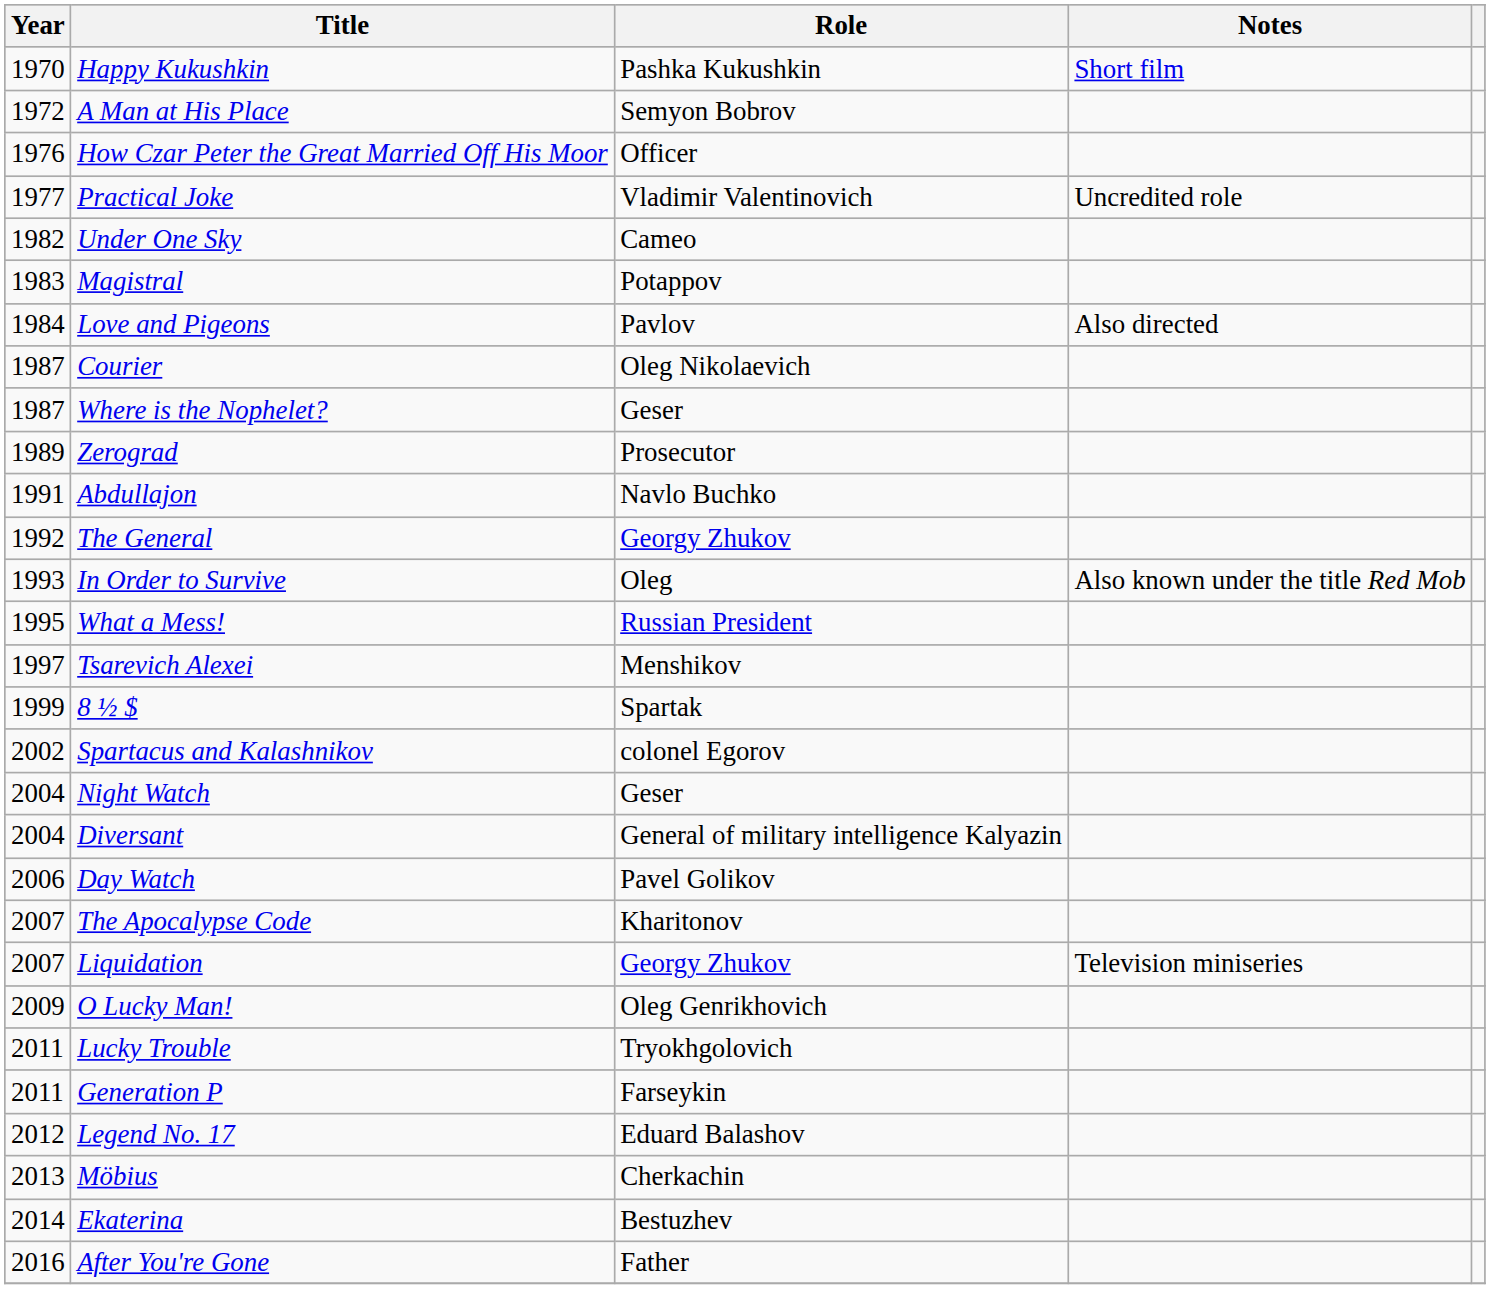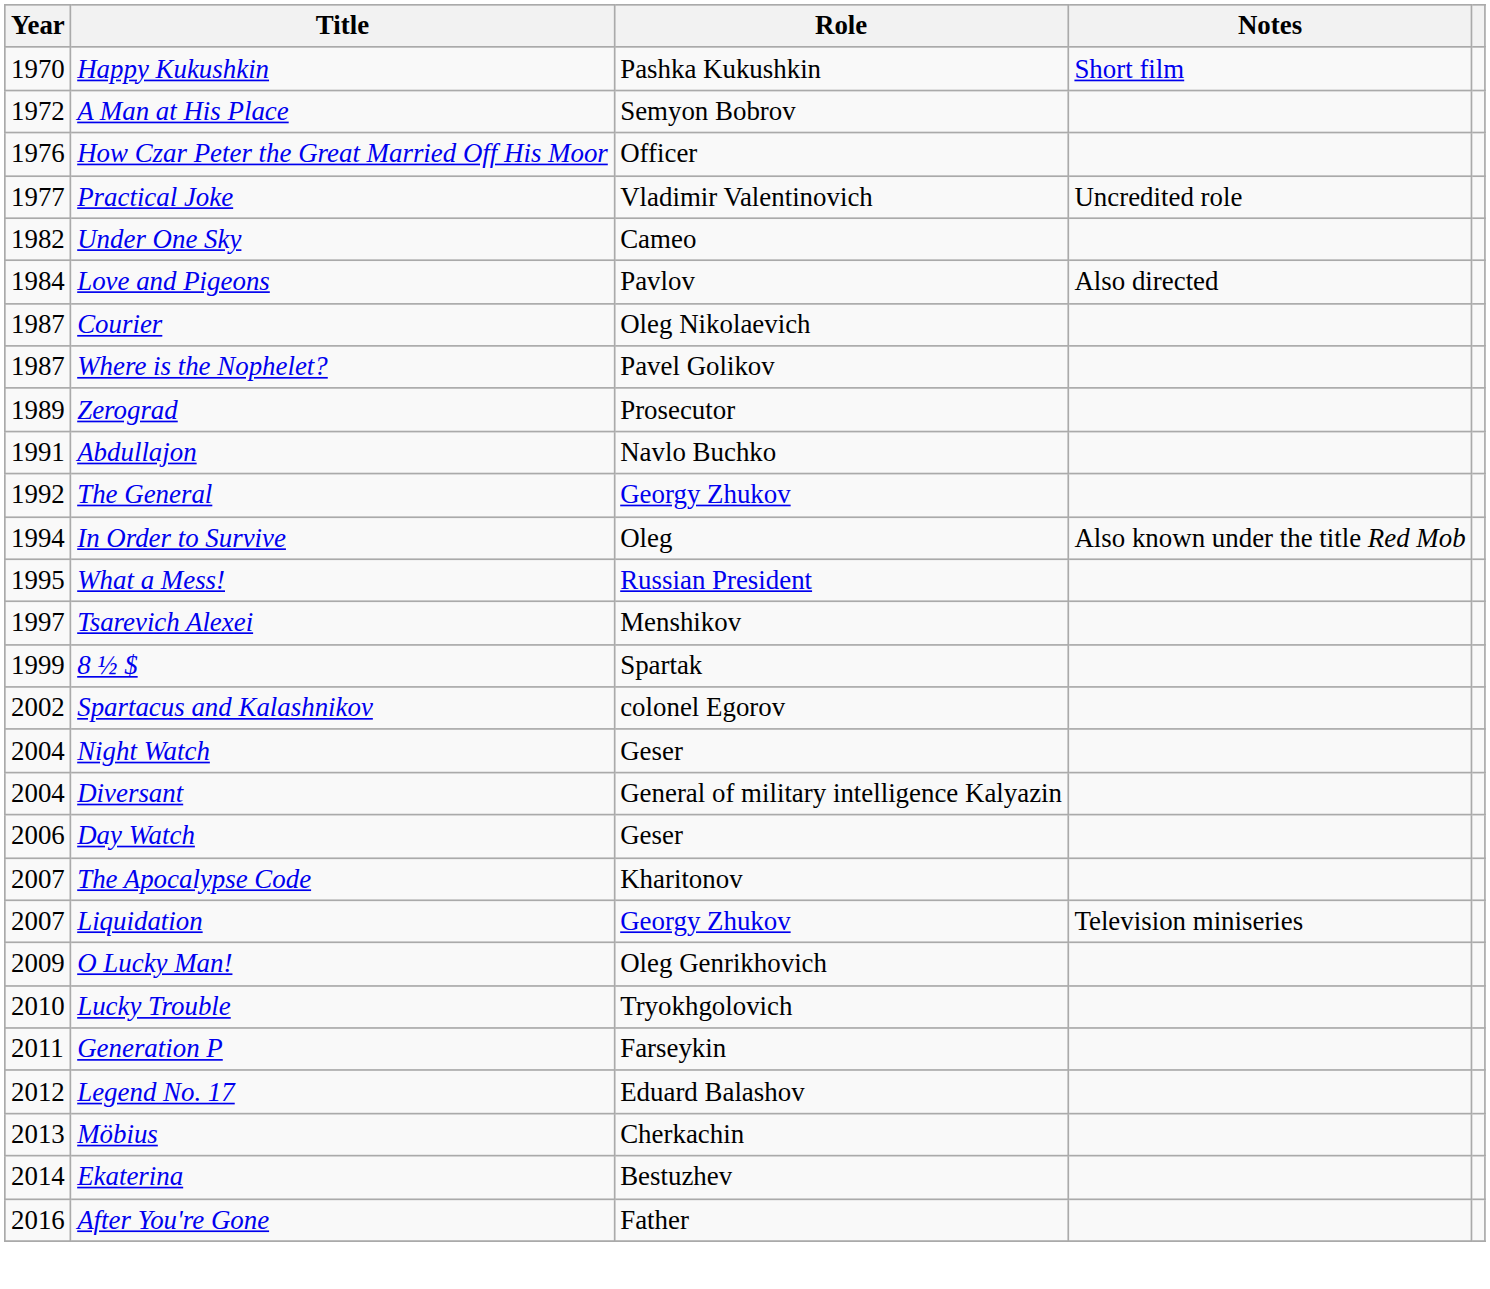- row: (130, 281)
(652, 409) Geser -> (697, 366) Pavel Golikov
(38, 580) 1993 -> (38, 537) 1994
(697, 878) Pavel Golikov -> (652, 835) Geser
(37, 1048) 2011 -> (38, 1006) 2010
